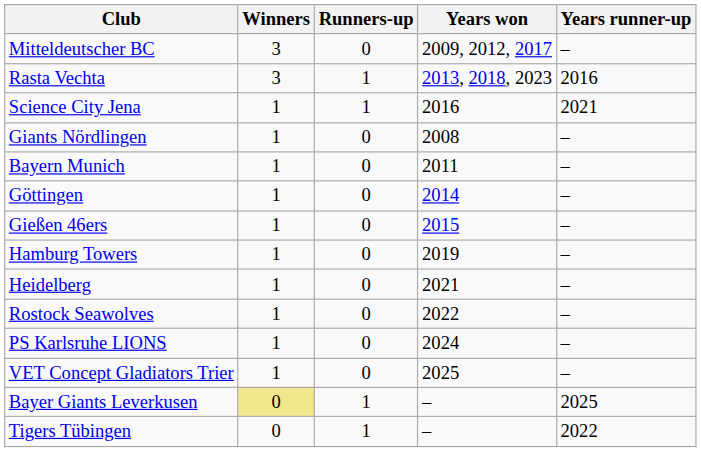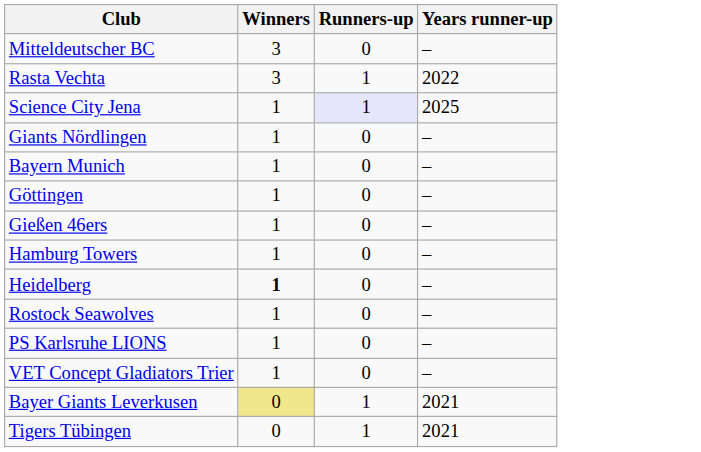- column: (487, 19)
(579, 78) 2016 -> (441, 78) 2022
(366, 107) no background -> (366, 107) lavender background
(579, 107) 2021 -> (441, 107) 2025
(276, 284) normal -> (276, 284) bold
(579, 401) 2025 -> (441, 401) 2021
(579, 431) 2022 -> (441, 431) 2021
